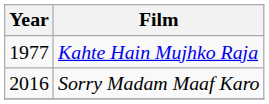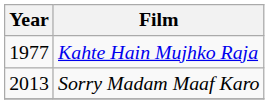(29, 83) 2016 -> (29, 83) 2013
